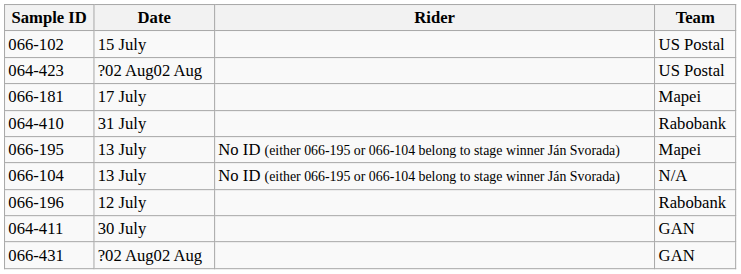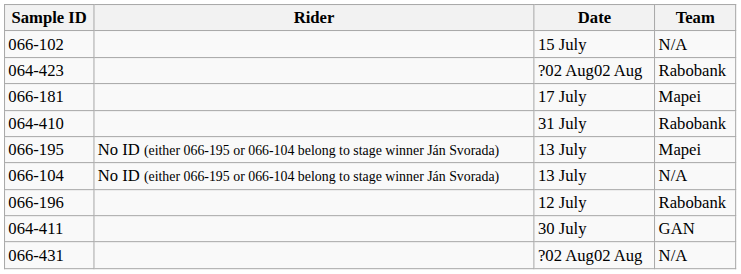columns swapped: (154, 17) <-> (435, 17)
(692, 44) US Postal -> (673, 44) N/A
(692, 70) US Postal -> (692, 70) Rabobank
(677, 255) GAN -> (673, 255) N/A
